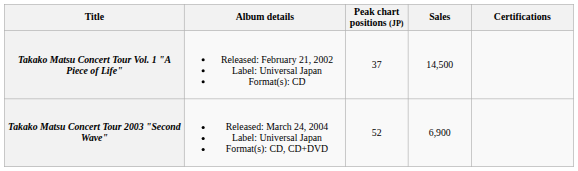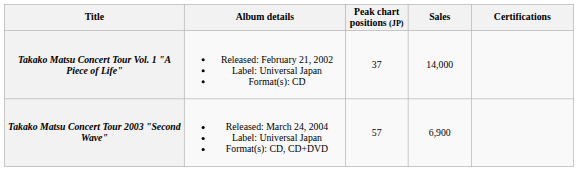(440, 64) 14,500 -> (440, 64) 14,000
(377, 132) 52 -> (377, 132) 57
